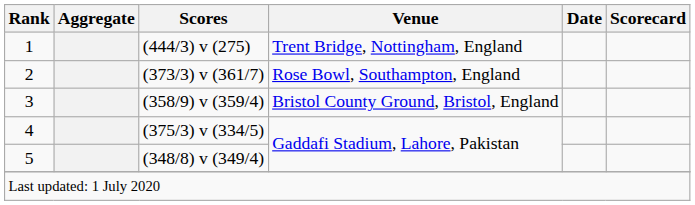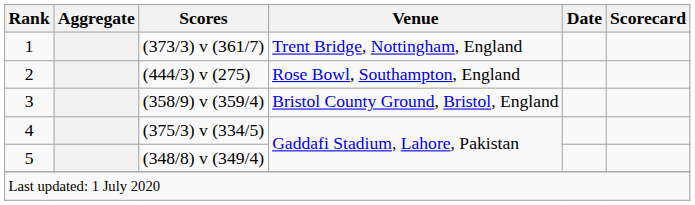(197, 46) (444/3) v (275) -> (203, 46) (373/3) v (361/7)
(203, 74) (373/3) v (361/7) -> (197, 74) (444/3) v (275)
